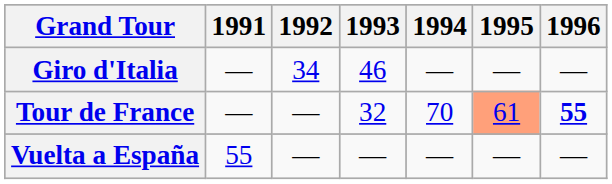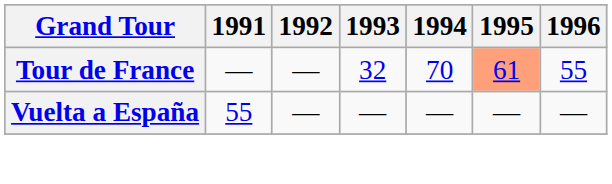- row: (105, 69)
(574, 112) bold -> (574, 69) normal
